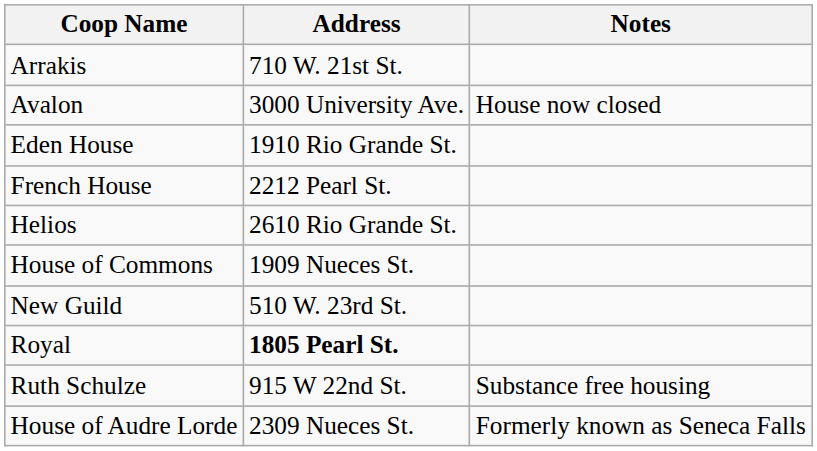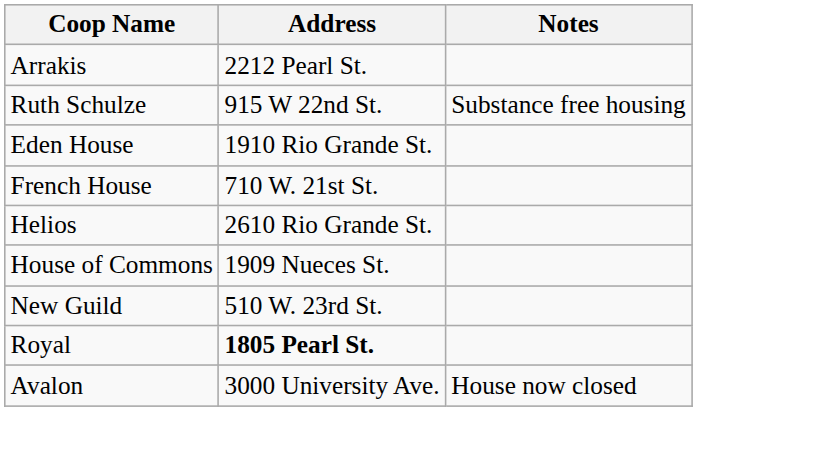(326, 64) 710 W. 21st St. -> (296, 64) 2212 Pearl St.
rows swapped: (47, 104) <-> (78, 385)
(320, 184) 2212 Pearl St. -> (301, 184) 710 W. 21st St.
- row: (124, 425)
